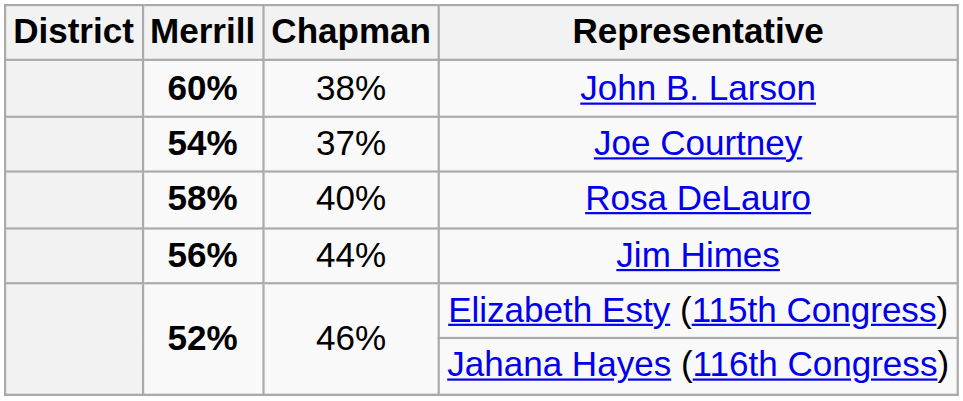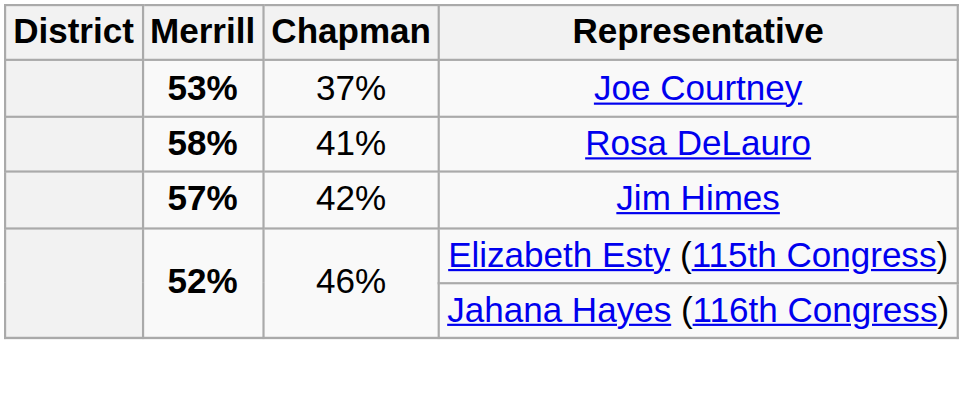- row: (698, 87)
(203, 143) 54% -> (203, 87) 53%
(351, 198) 40% -> (351, 143) 41%
(203, 254) 56% -> (203, 198) 57%
(351, 254) 44% -> (351, 198) 42%
